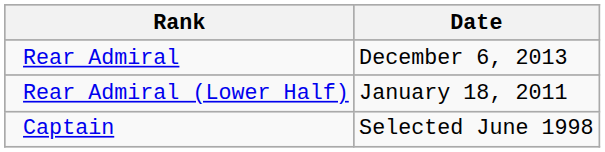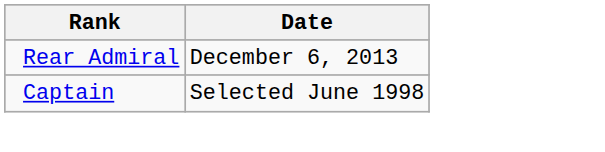- row: (179, 93)
